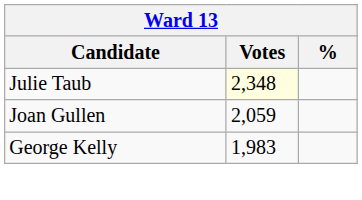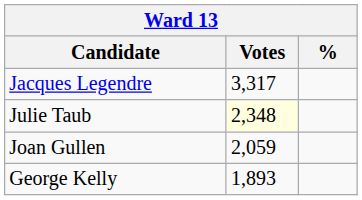+ row: (81, 83)
(253, 147) 1,983 -> (253, 178) 1,893
